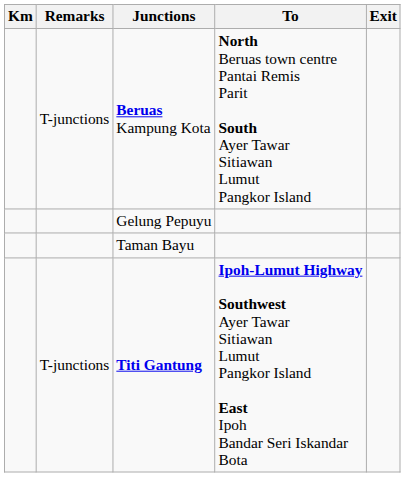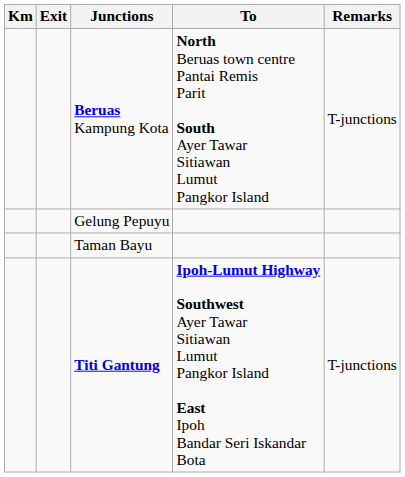columns swapped: (383, 16) <-> (75, 16)
